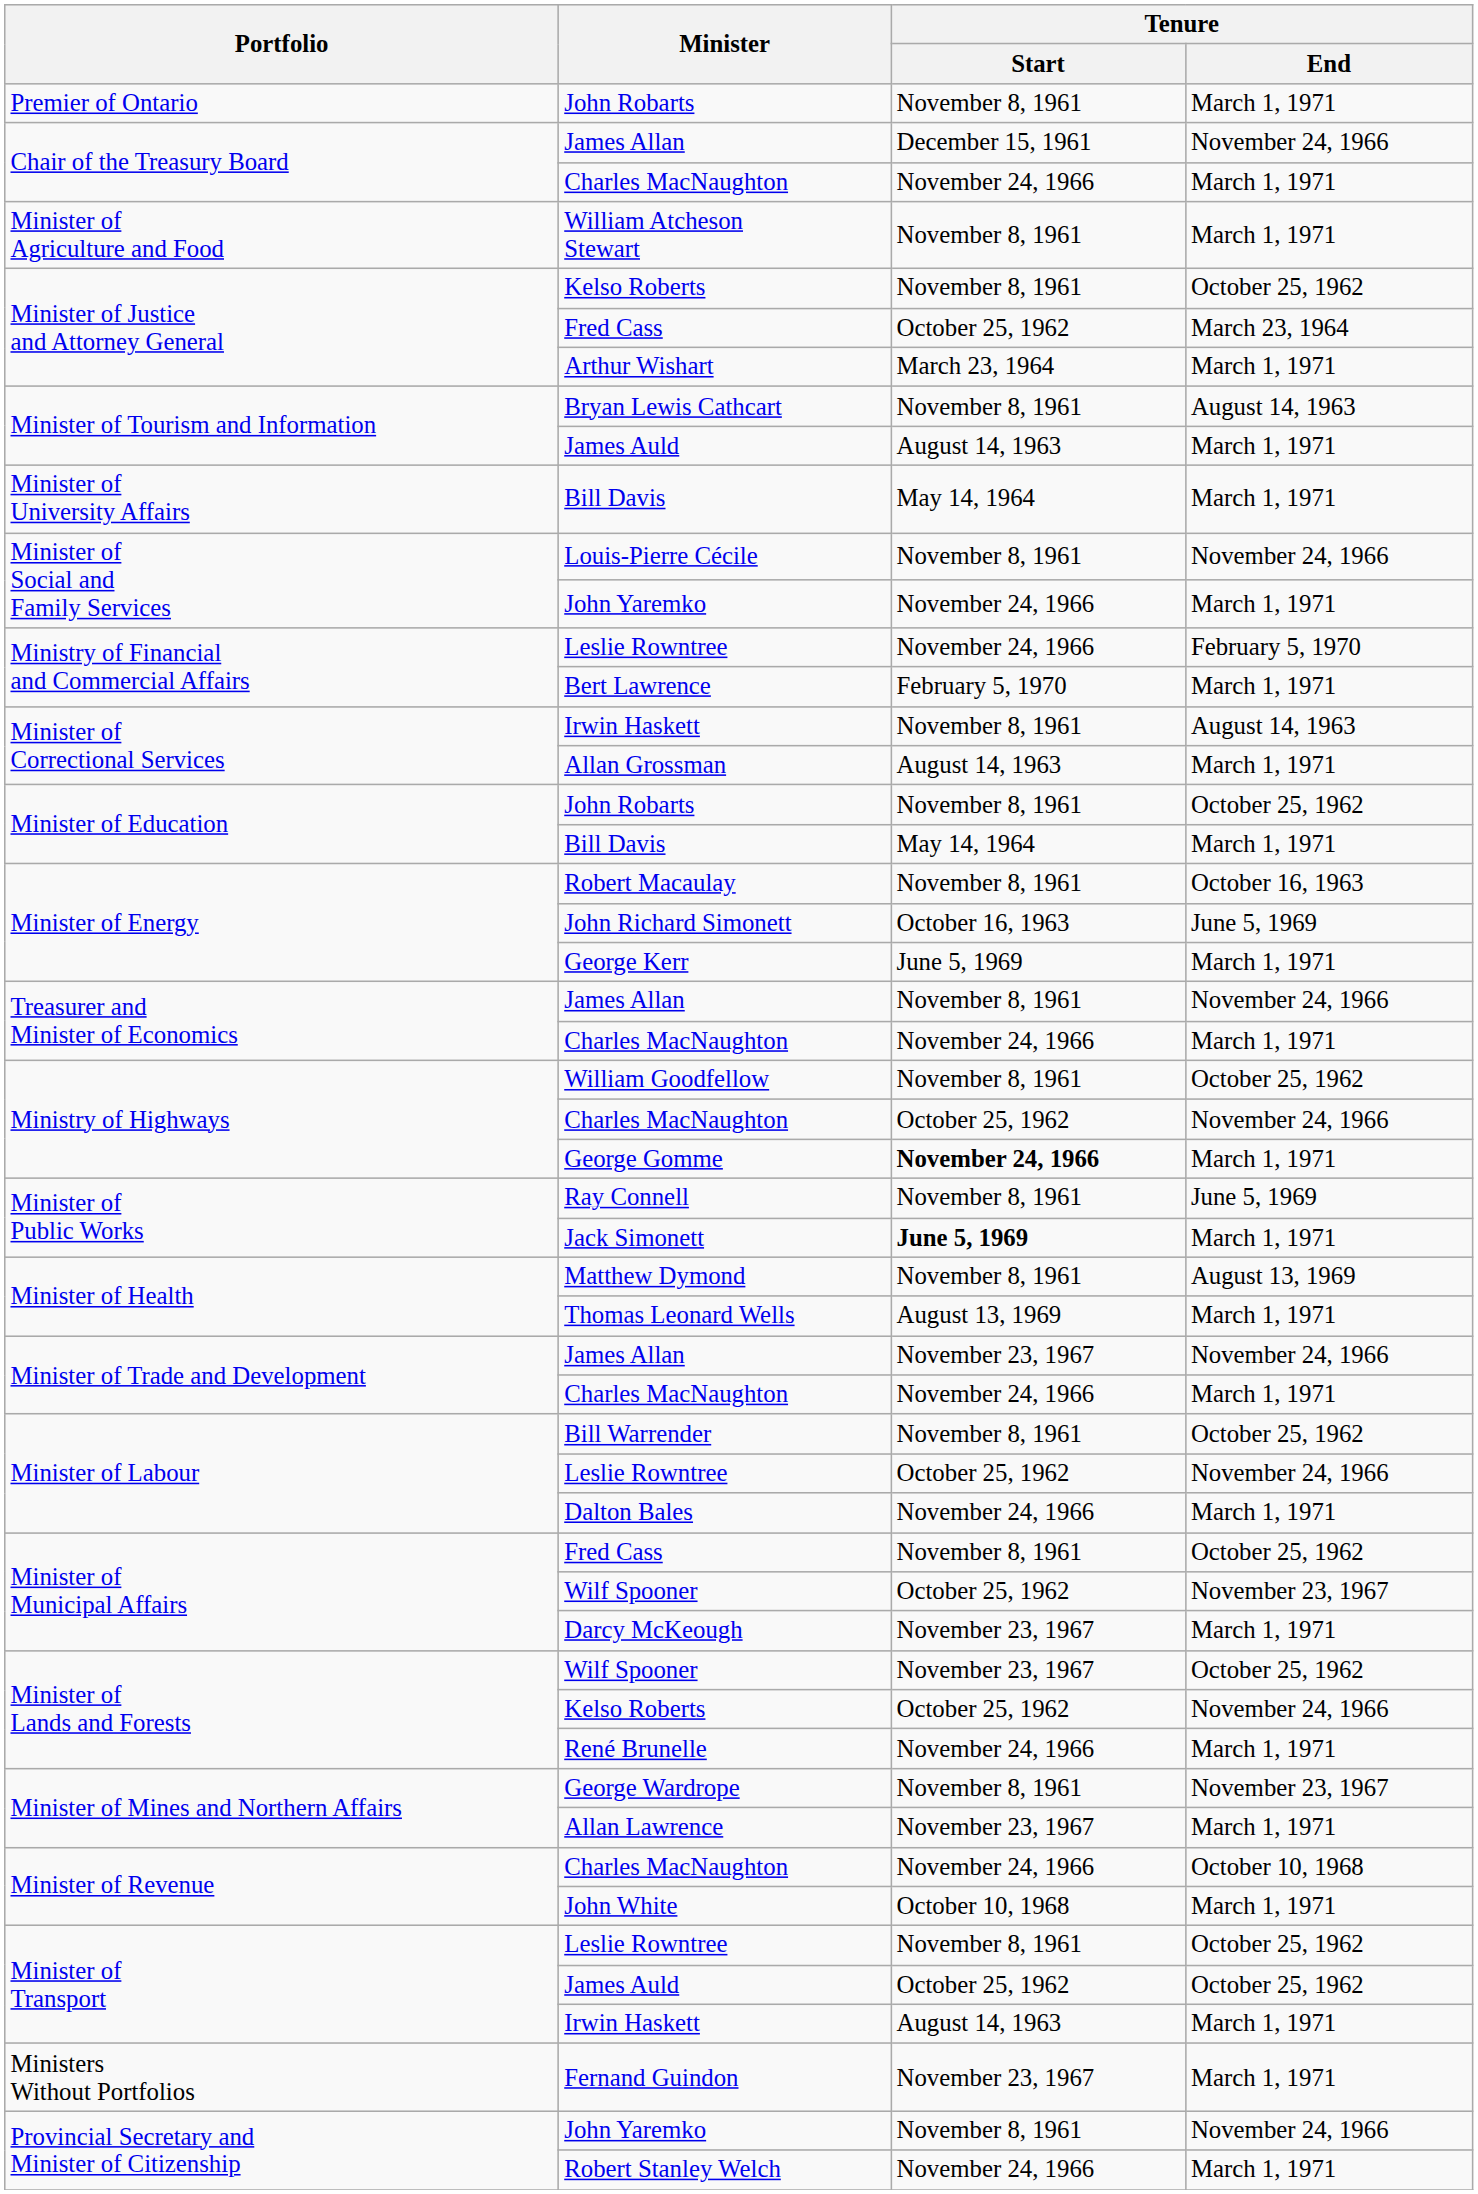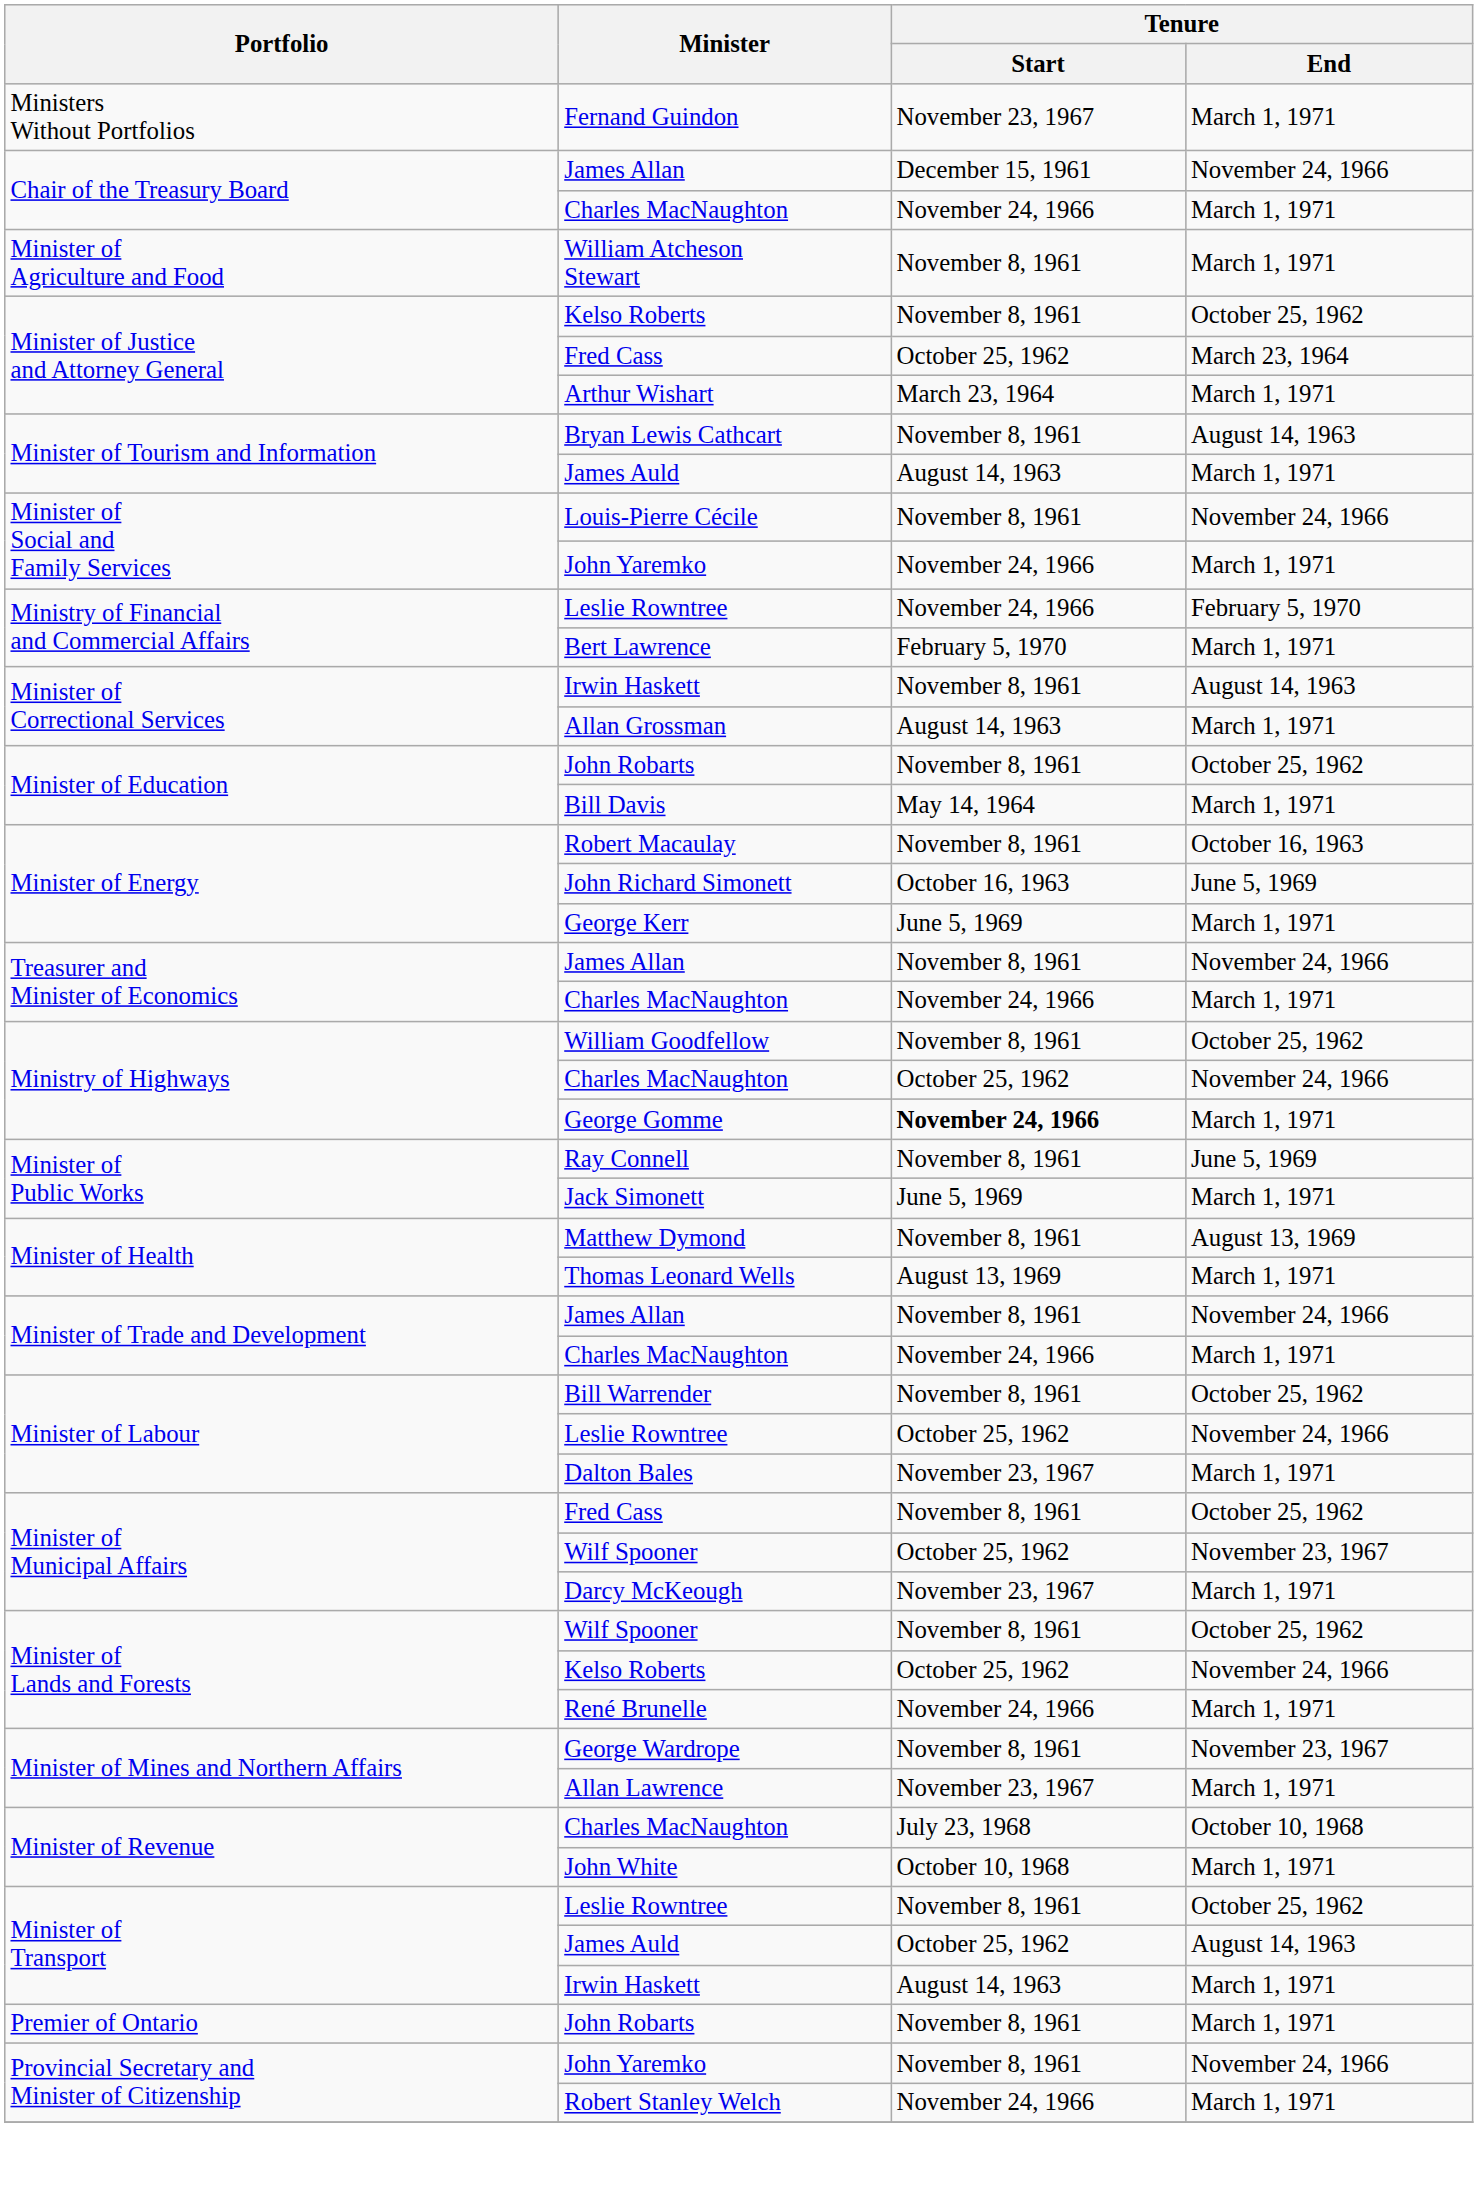rows swapped: (104, 102) <-> (103, 2076)
- row: (100, 498)
(962, 1237) bold -> (960, 1197) normal
(995, 1355) November 23, 1967 -> (989, 1315) November 8, 1961
(995, 1512) November 24, 1966 -> (995, 1473) November 23, 1967
(995, 1669) November 23, 1967 -> (989, 1630) November 8, 1961
(995, 1866) November 24, 1966 -> (964, 1827) July 23, 1968
(1277, 1984) October 25, 1962 -> (1273, 1945) August 14, 1963
